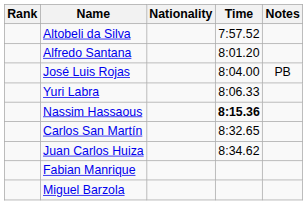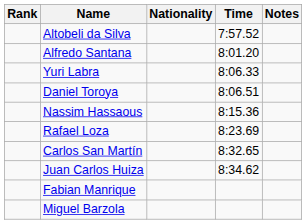- row: (87, 72)
+ row: (81, 92)
(239, 111) bold -> (239, 111) normal
+ row: (76, 131)
